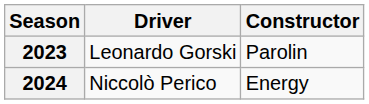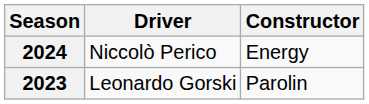rows swapped: (45, 52) <-> (45, 84)
